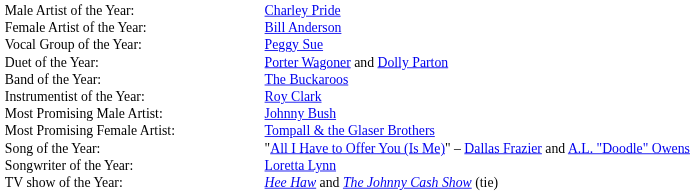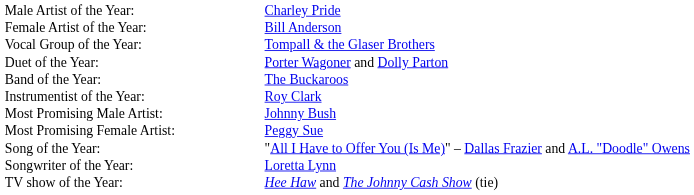(294, 45) Peggy Sue -> (350, 45) Tompall & the Glaser Brothers
(350, 131) Tompall & the Glaser Brothers -> (294, 131) Peggy Sue
